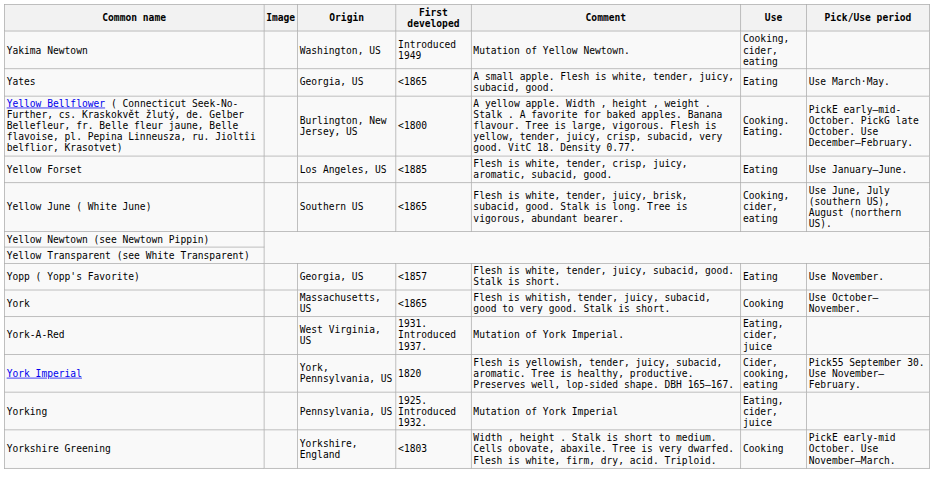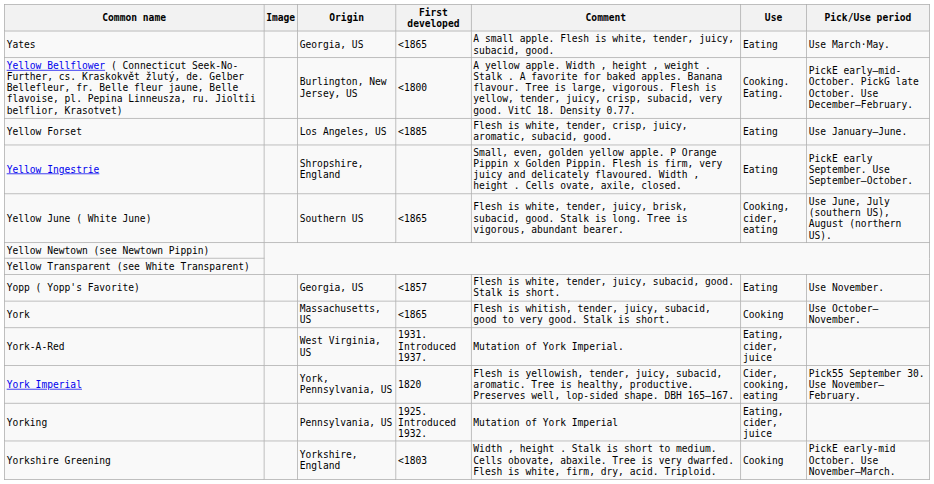- row: (47, 50)
+ row: (53, 169)
